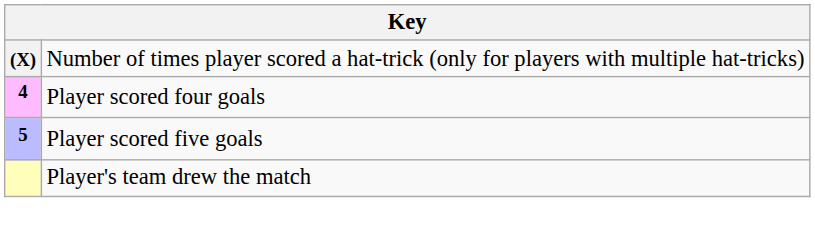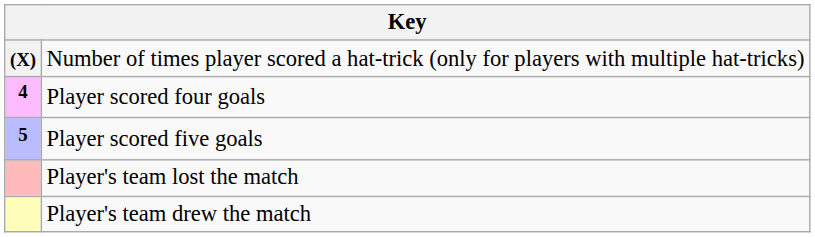+ row: (172, 177)
